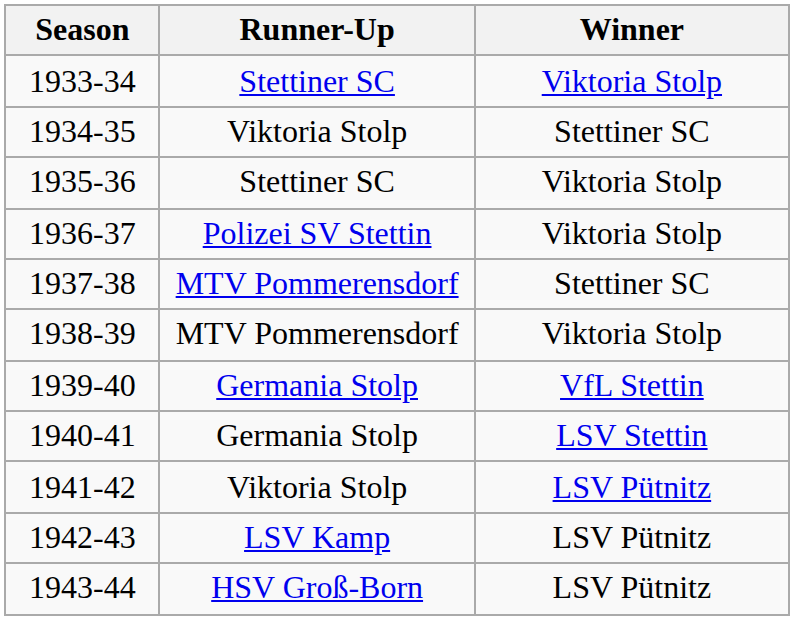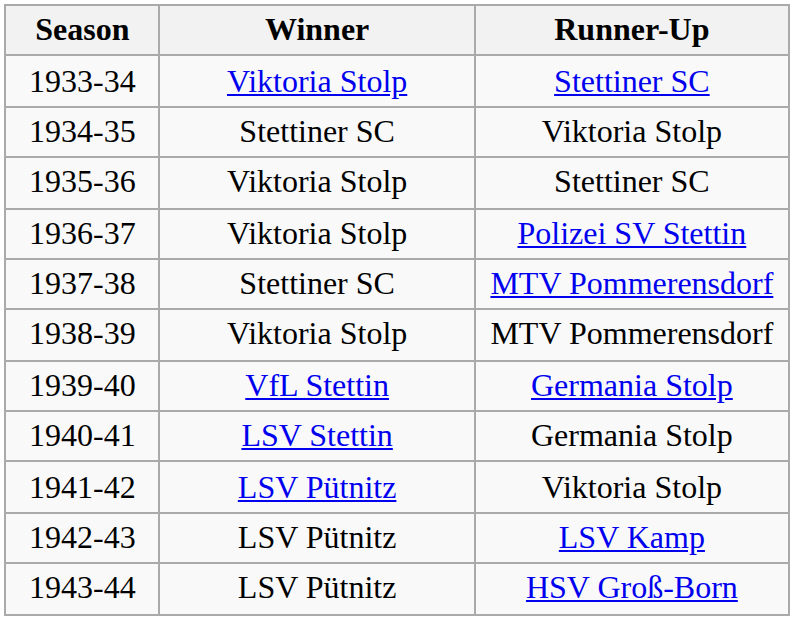columns swapped: (632, 29) <-> (317, 29)
